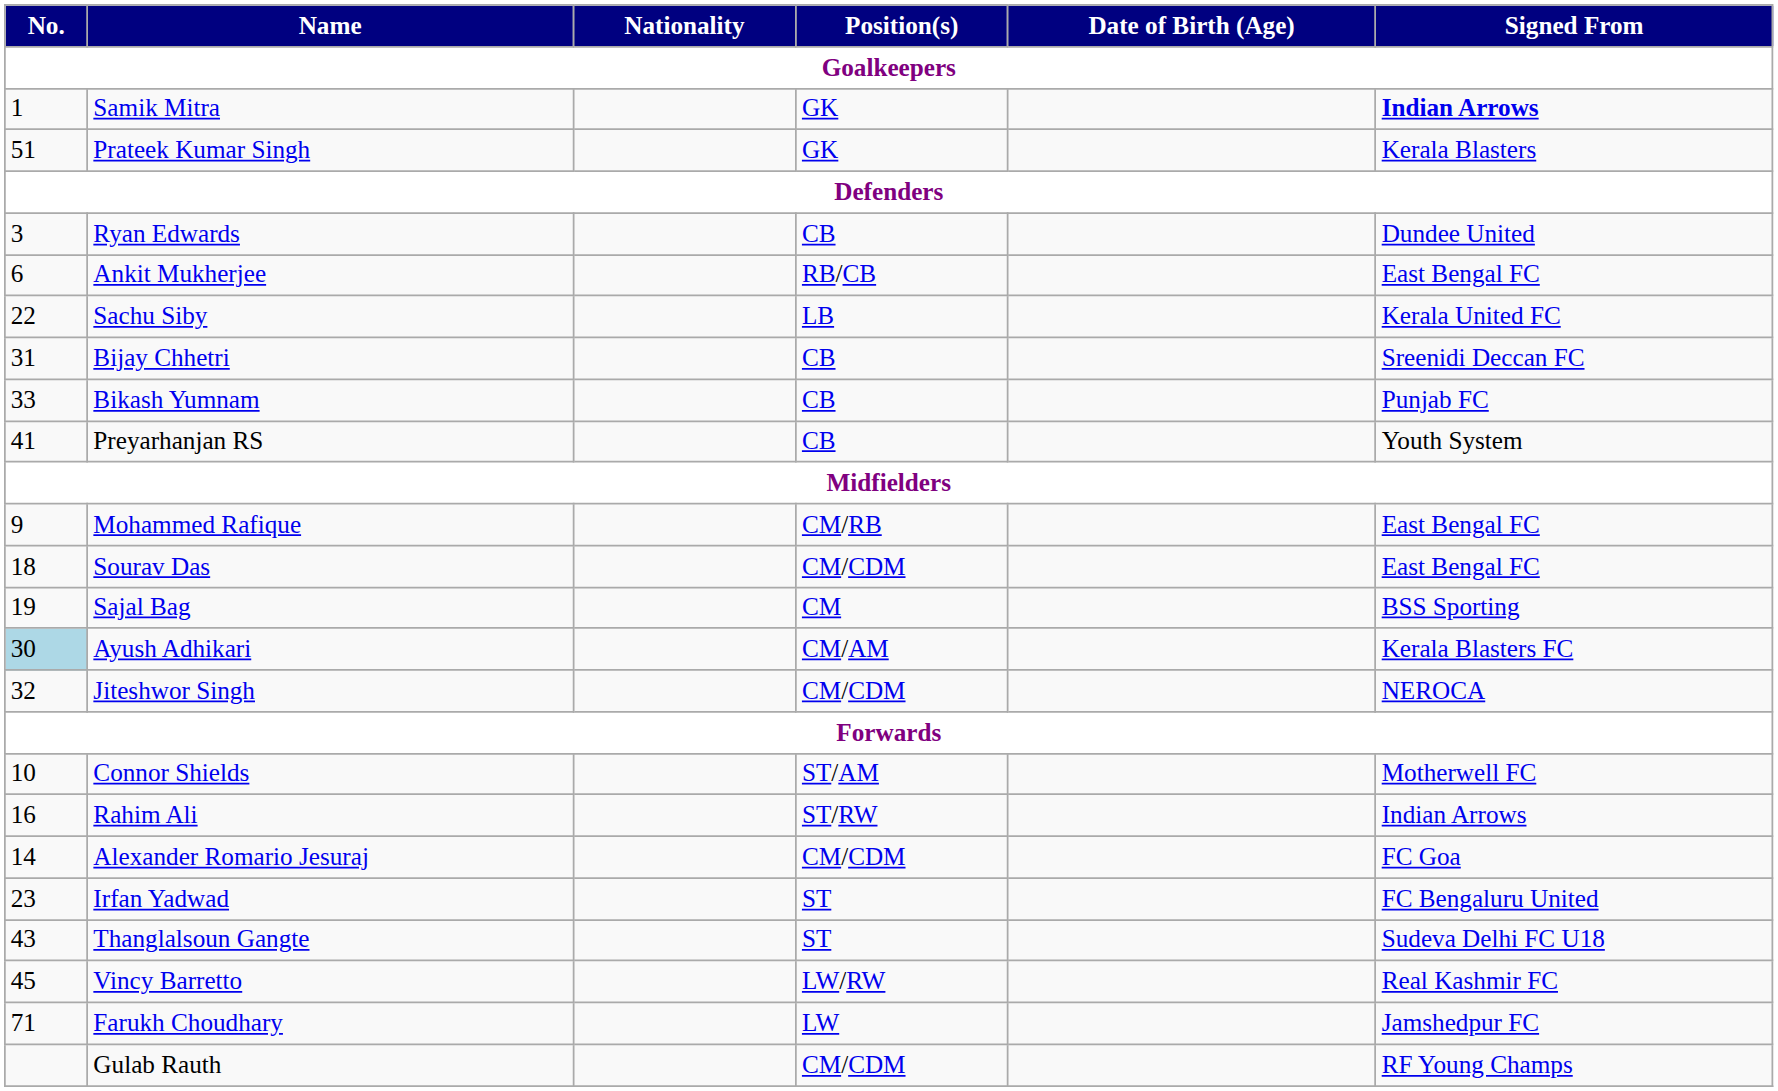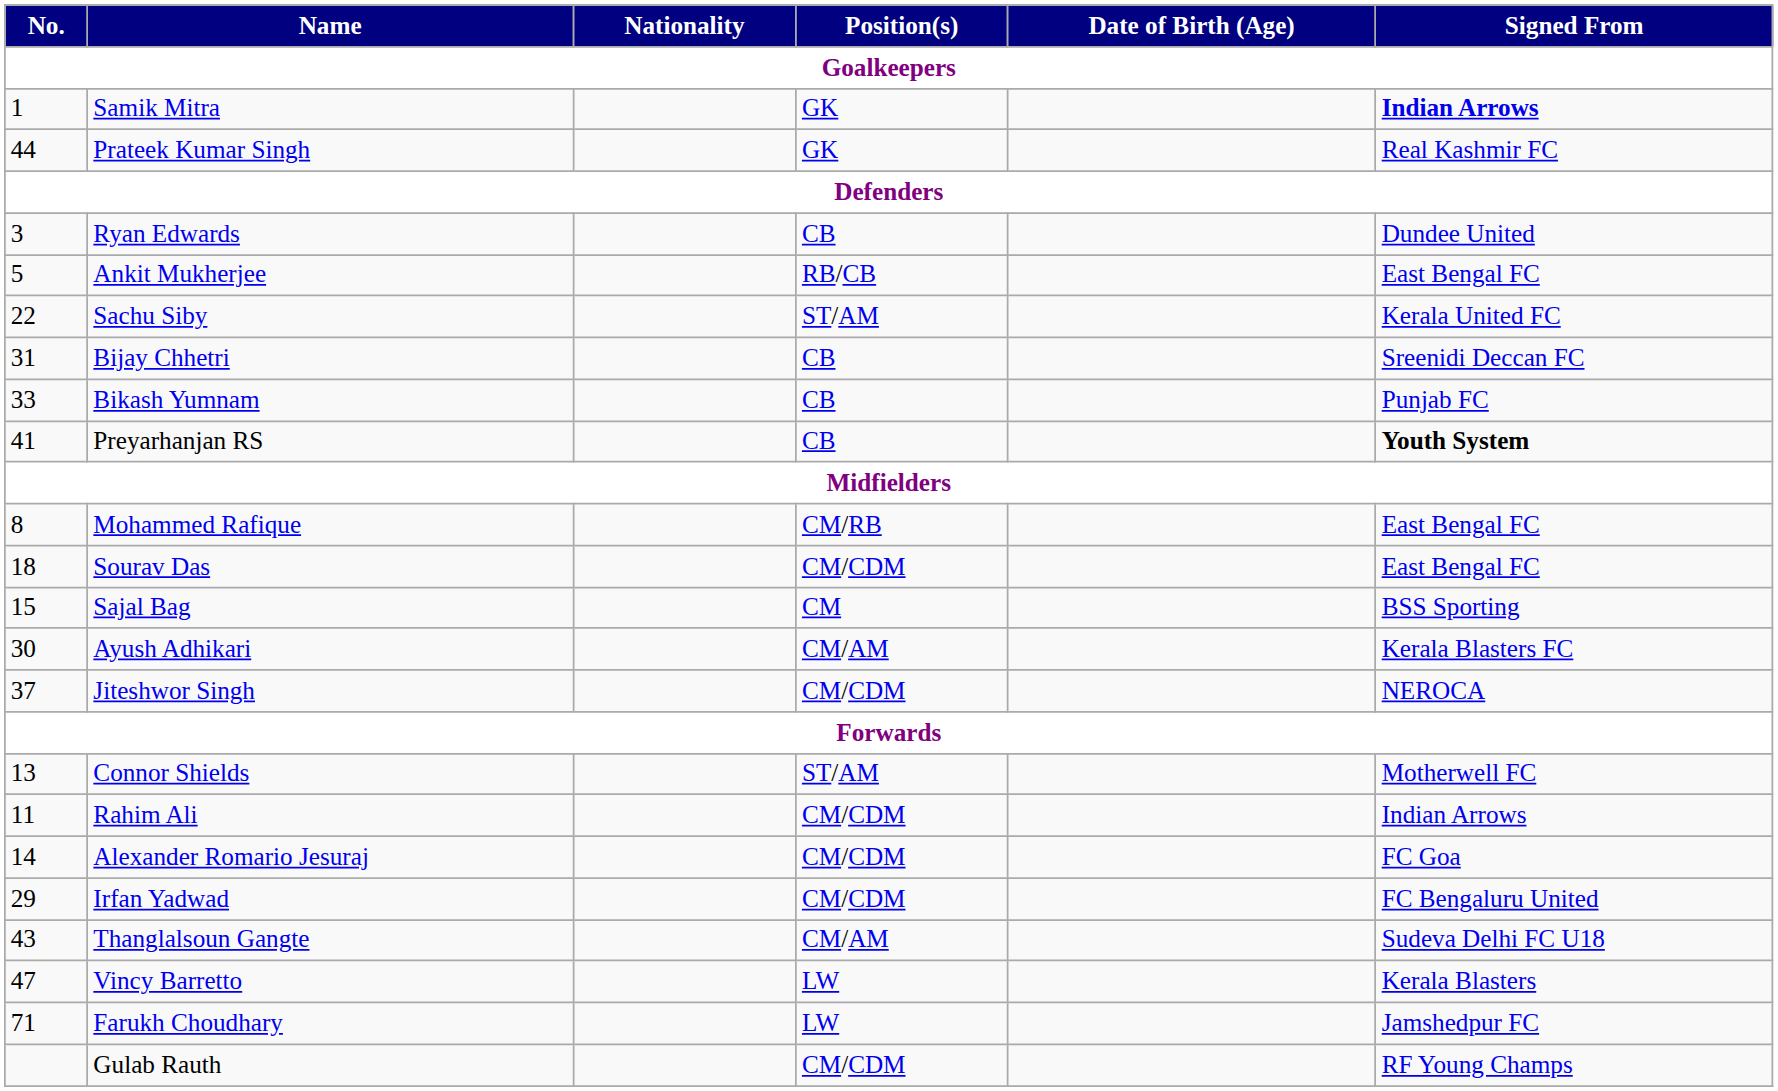(23, 150) 51 -> (23, 150) 44
(1459, 150) Kerala Blasters -> (1470, 150) Real Kashmir FC
(17, 275) 6 -> (17, 275) 5
(818, 316) LB -> (840, 316) ST/AM
(1452, 441) normal -> (1456, 441) bold
(17, 524) 9 -> (17, 524) 8
(23, 607) 19 -> (23, 607) 15
(23, 649) lightblue background -> (23, 649) no background
(23, 690) 32 -> (23, 690) 37
(23, 773) 10 -> (23, 773) 13
(23, 815) 16 -> (23, 815) 11
(840, 815) ST/RW -> (854, 815) CM/CDM
(23, 898) 23 -> (23, 898) 29
(817, 898) ST -> (854, 898) CM/CDM
(817, 940) ST -> (845, 940) CM/AM
(23, 981) 45 -> (23, 981) 47
(844, 981) LW/RW -> (821, 981) LW
(1470, 981) Real Kashmir FC -> (1459, 981) Kerala Blasters
